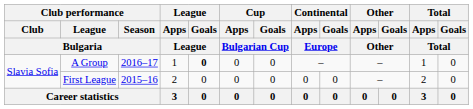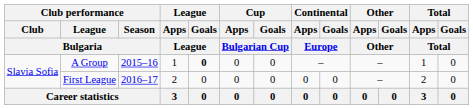(139, 63) 2016–17 -> (139, 63) 2015–16
(139, 79) 2015–16 -> (139, 79) 2016–17
